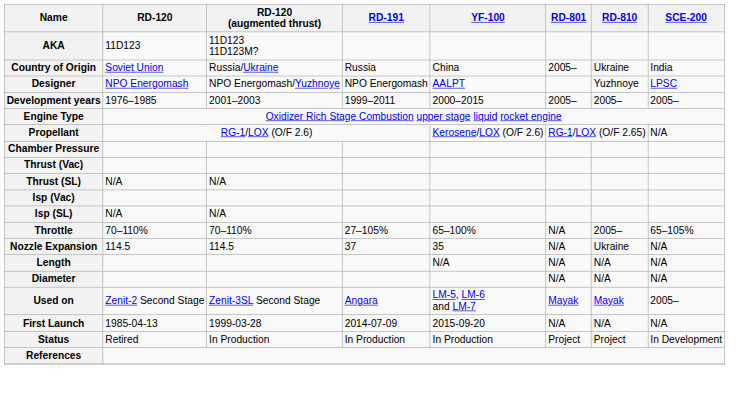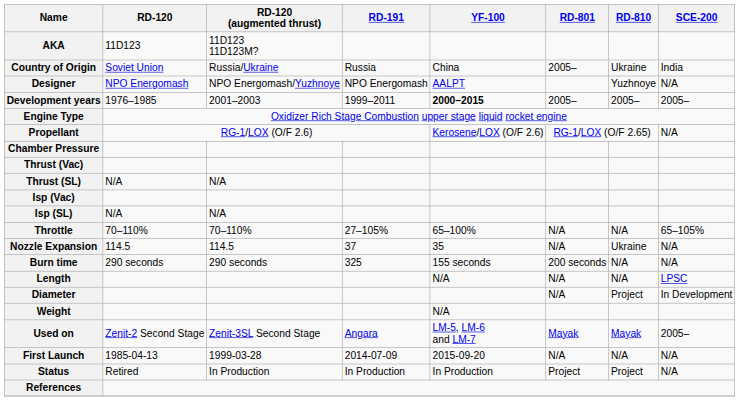(664, 84) LPSC -> (669, 84) N/A
(458, 100) normal -> (458, 100) bold
(608, 230) 2005– -> (620, 230) N/A
+ row: (54, 263)
(659, 263) N/A -> (674, 279) LPSC
(602, 279) N/A -> (627, 295) Project
(659, 279) N/A -> (697, 295) In Development
+ row: (54, 311)
(686, 339) In Development -> (669, 371) N/A
